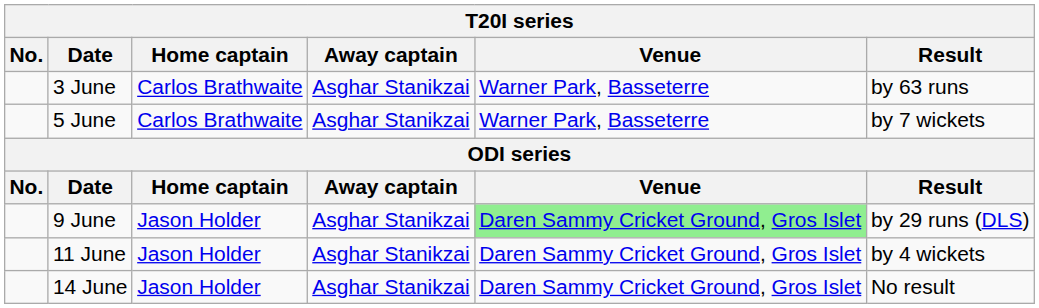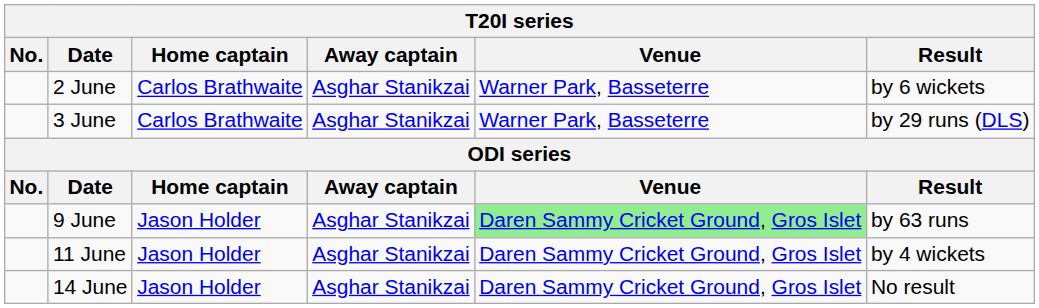+ row: (84, 87)
(920, 87) by 63 runs -> (950, 120) by 29 runs (DLS)
- row: (84, 120)
(950, 220) by 29 runs (DLS) -> (920, 220) by 63 runs
